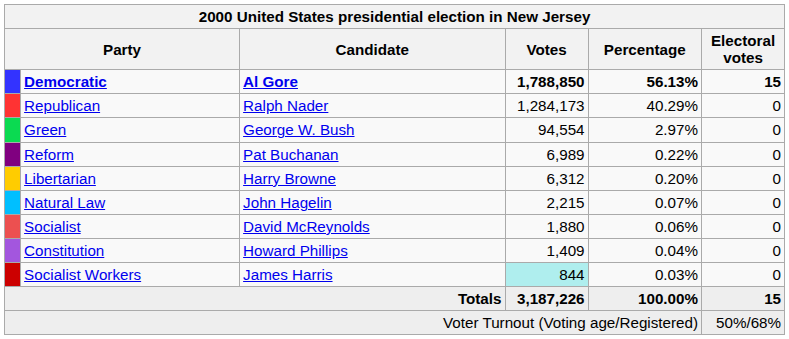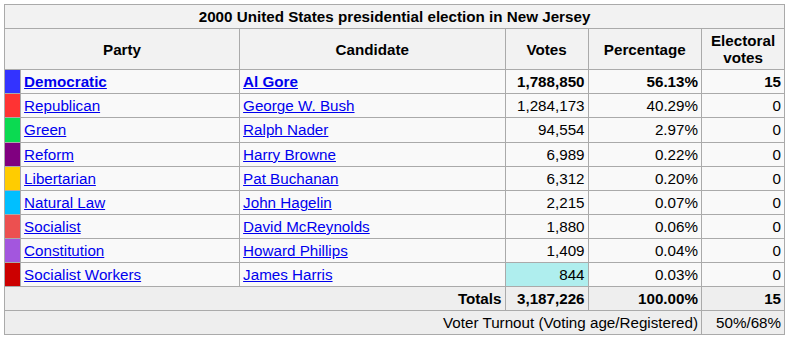(286, 106) Ralph Nader -> (299, 106) George W. Bush
(299, 130) George W. Bush -> (286, 130) Ralph Nader
(291, 154) Pat Buchanan -> (290, 154) Harry Browne
(290, 178) Harry Browne -> (291, 178) Pat Buchanan
